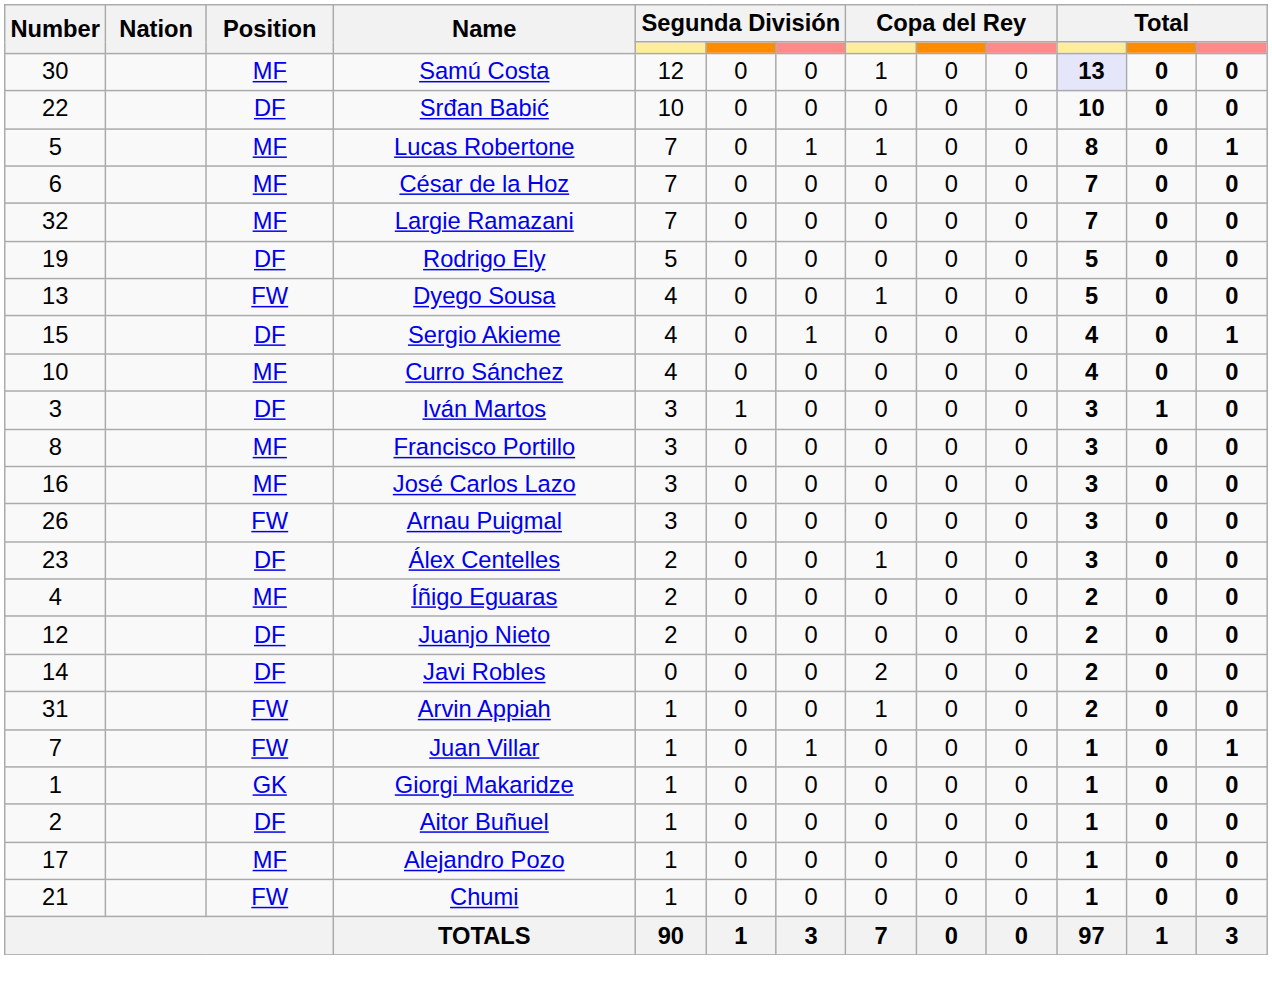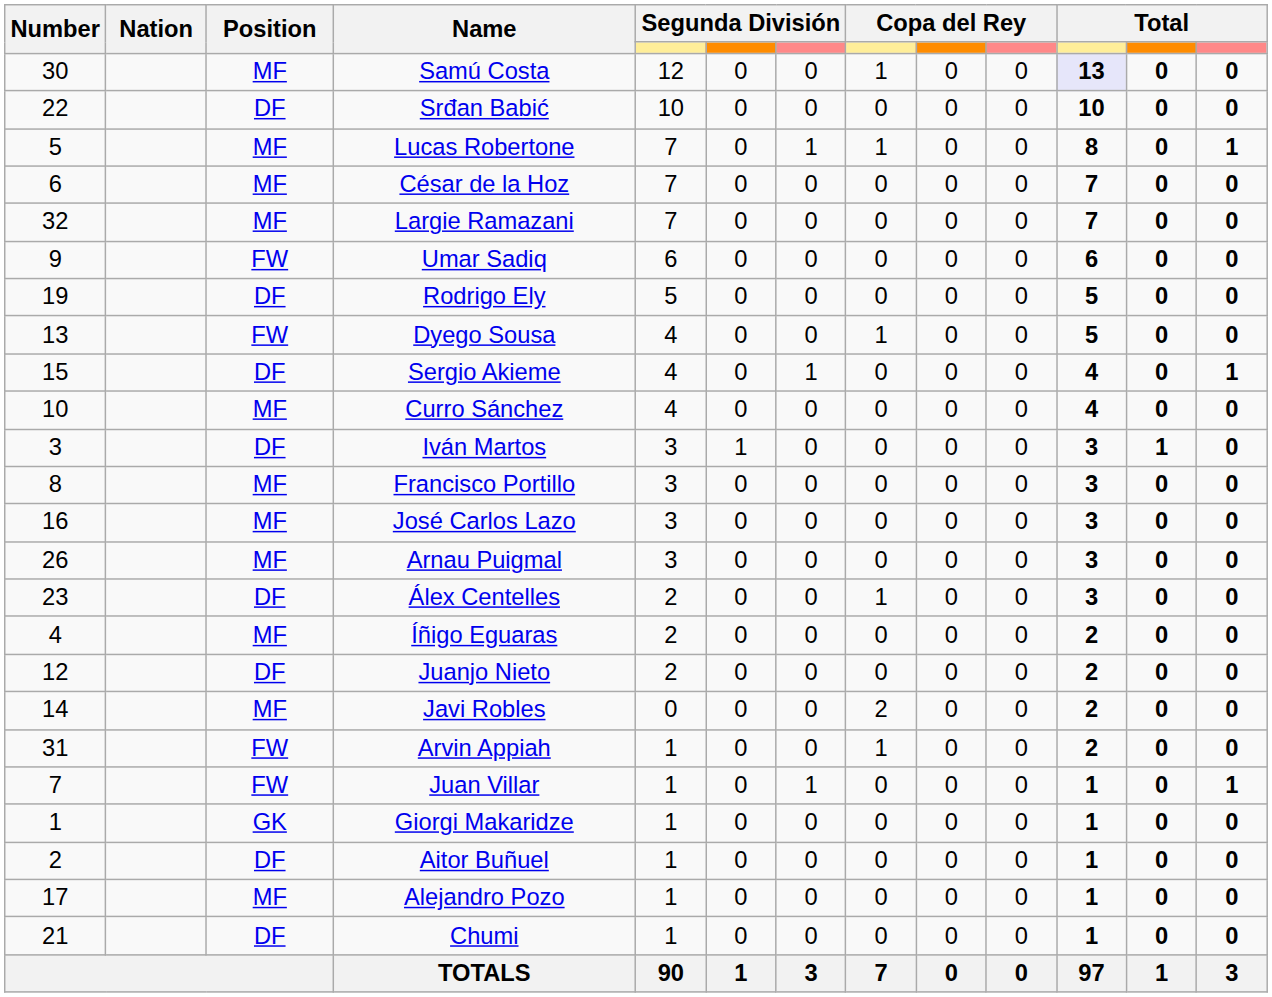+ row: (484, 259)
(270, 522) FW -> (270, 559) MF
(270, 672) DF -> (270, 710) MF
(270, 897) FW -> (270, 935) DF
